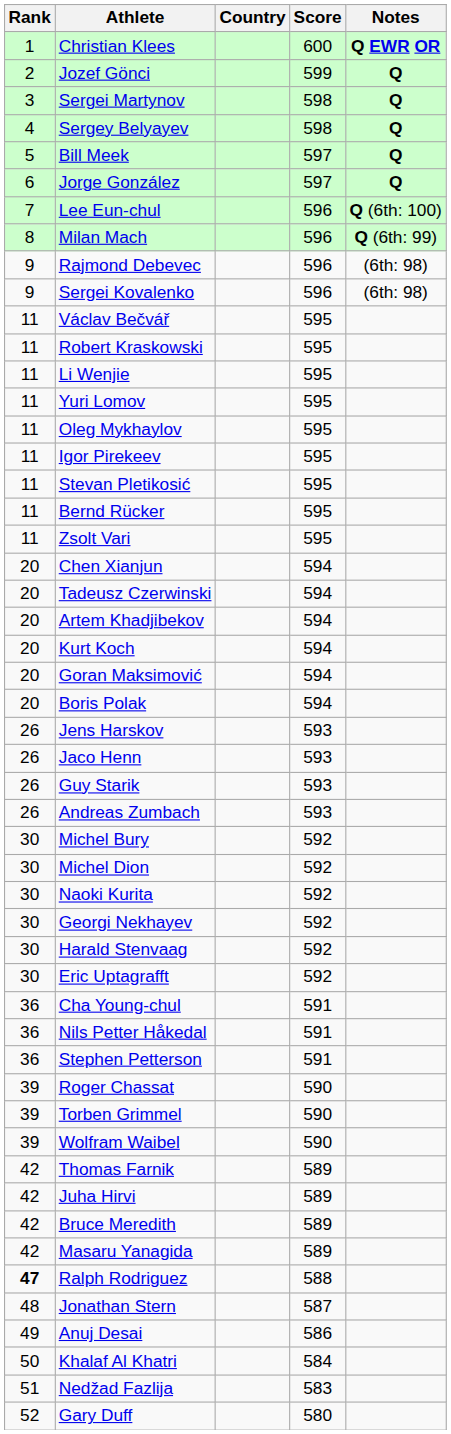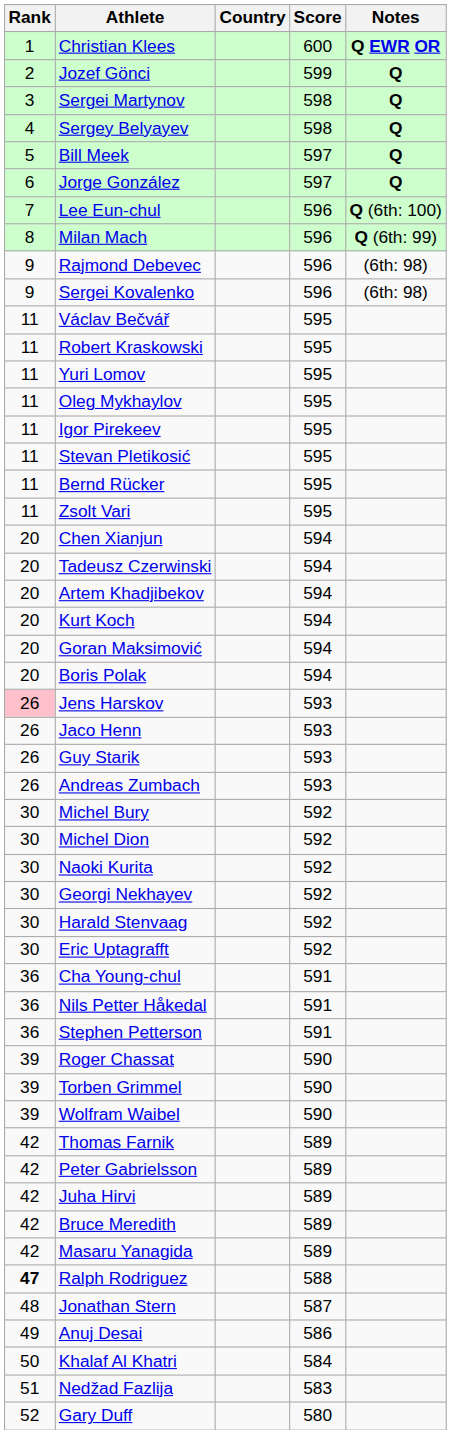- row: (94, 374)
(30, 730) no background -> (30, 703) pink background
+ row: (128, 1169)
